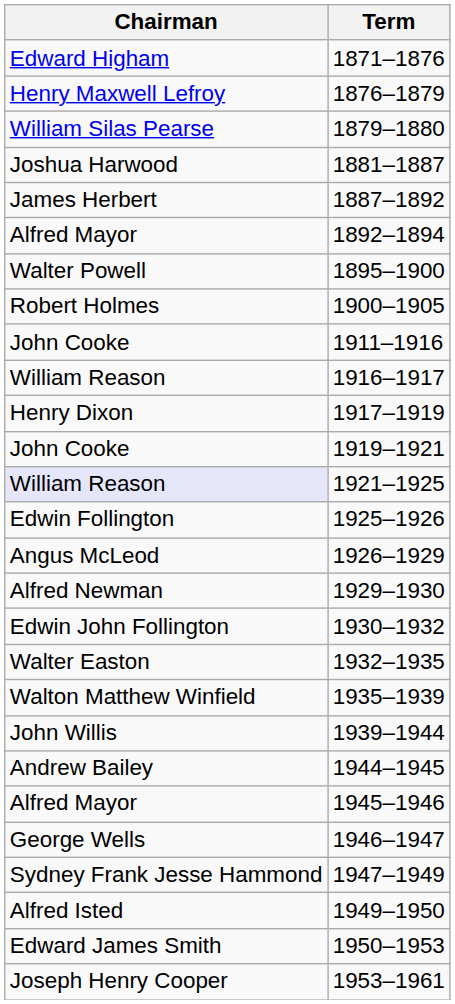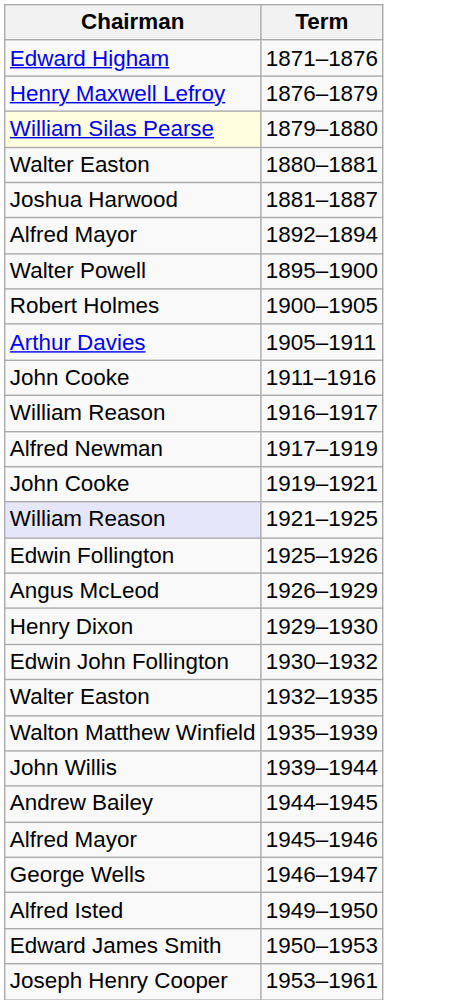(112, 128) no background -> (112, 128) lightyellow background
+ row: (322, 164)
- row: (389, 199)
+ row: (321, 341)
(71, 413) Henry Dixon -> (86, 448) Alfred Newman
(86, 590) Alfred Newman -> (71, 626) Henry Dixon
- row: (389, 874)
